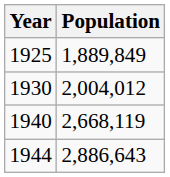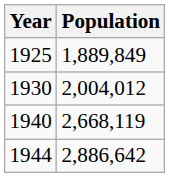(104, 155) 2,886,643 -> (104, 155) 2,886,642
